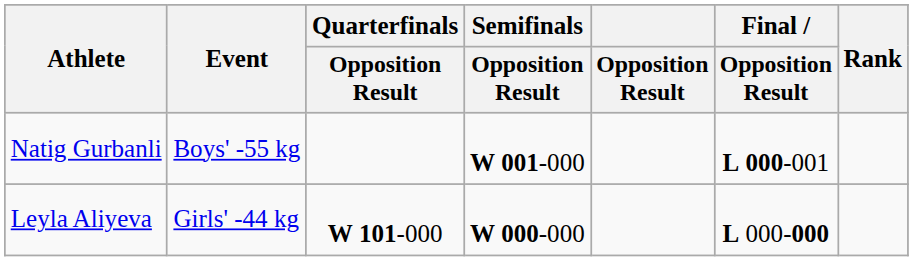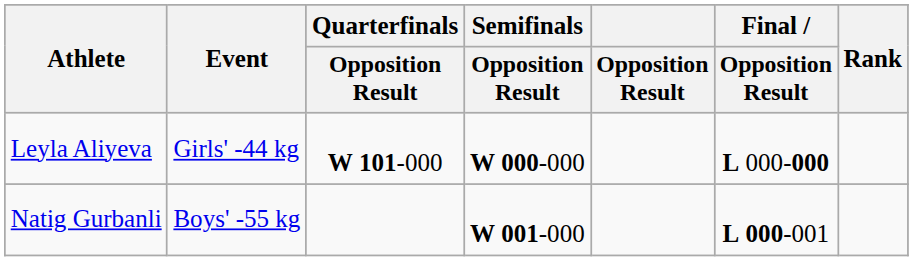rows swapped: (86, 148) <-> (81, 219)
